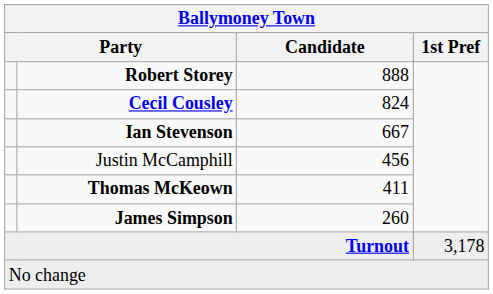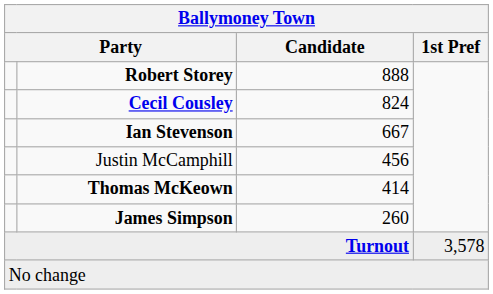(396, 189) 411 -> (396, 189) 414
(464, 246) 3,178 -> (464, 246) 3,578
